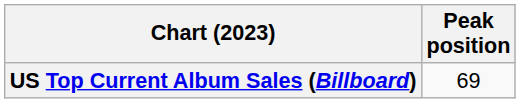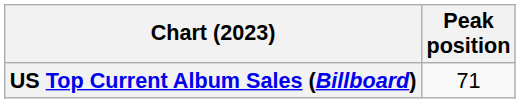(468, 80) 69 -> (468, 80) 71
